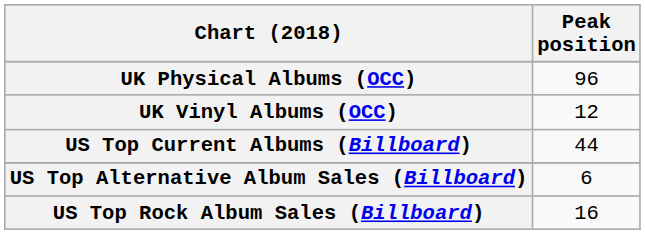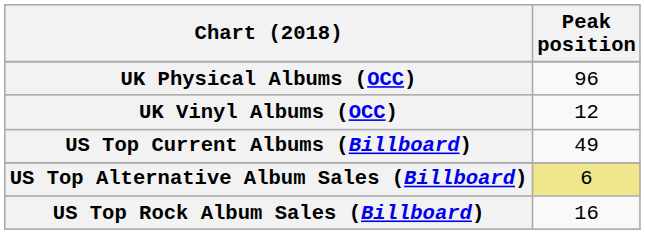(586, 146) 44 -> (586, 146) 49
(586, 179) no background -> (586, 179) khaki background
